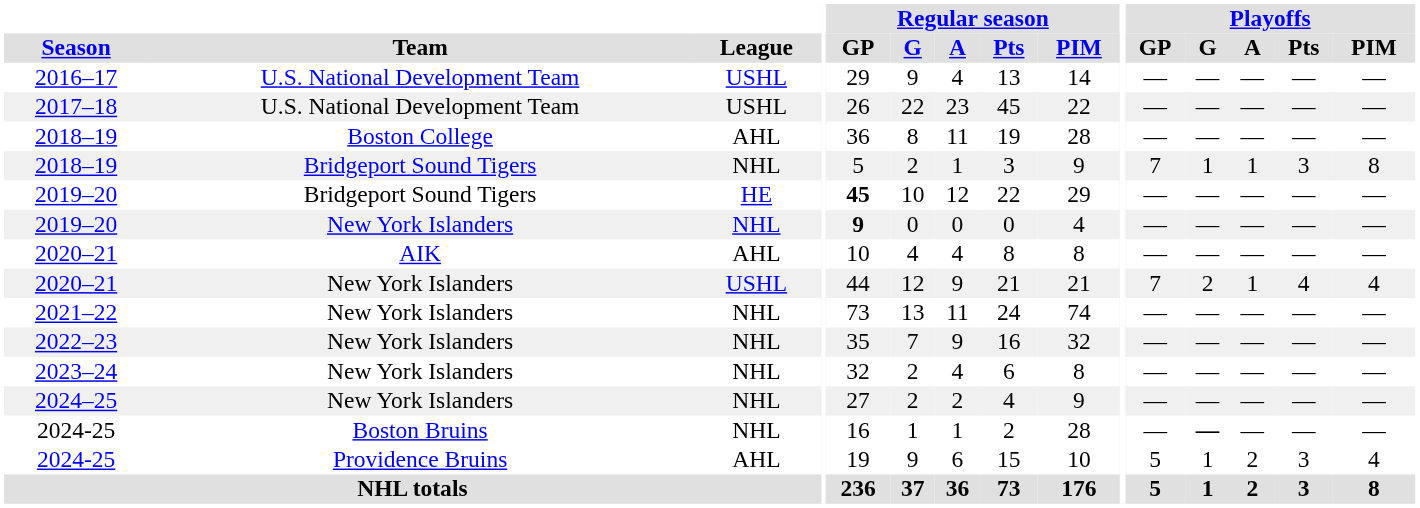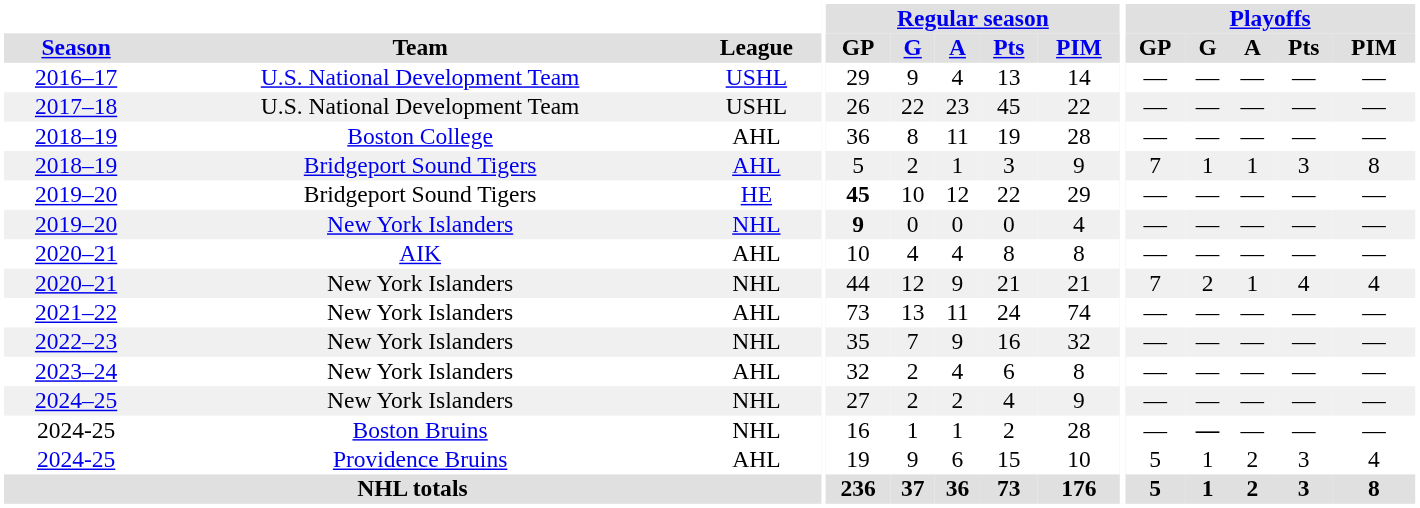(756, 165) NHL -> (756, 165) AHL
(756, 283) USHL -> (756, 283) NHL
(756, 312) NHL -> (756, 312) AHL
(756, 371) NHL -> (756, 371) AHL
